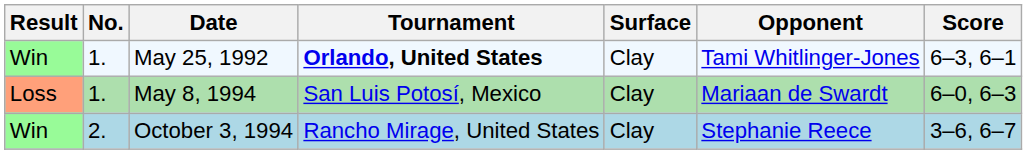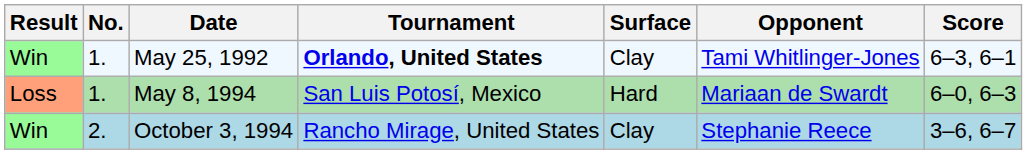(632, 94) Clay -> (634, 94) Hard
